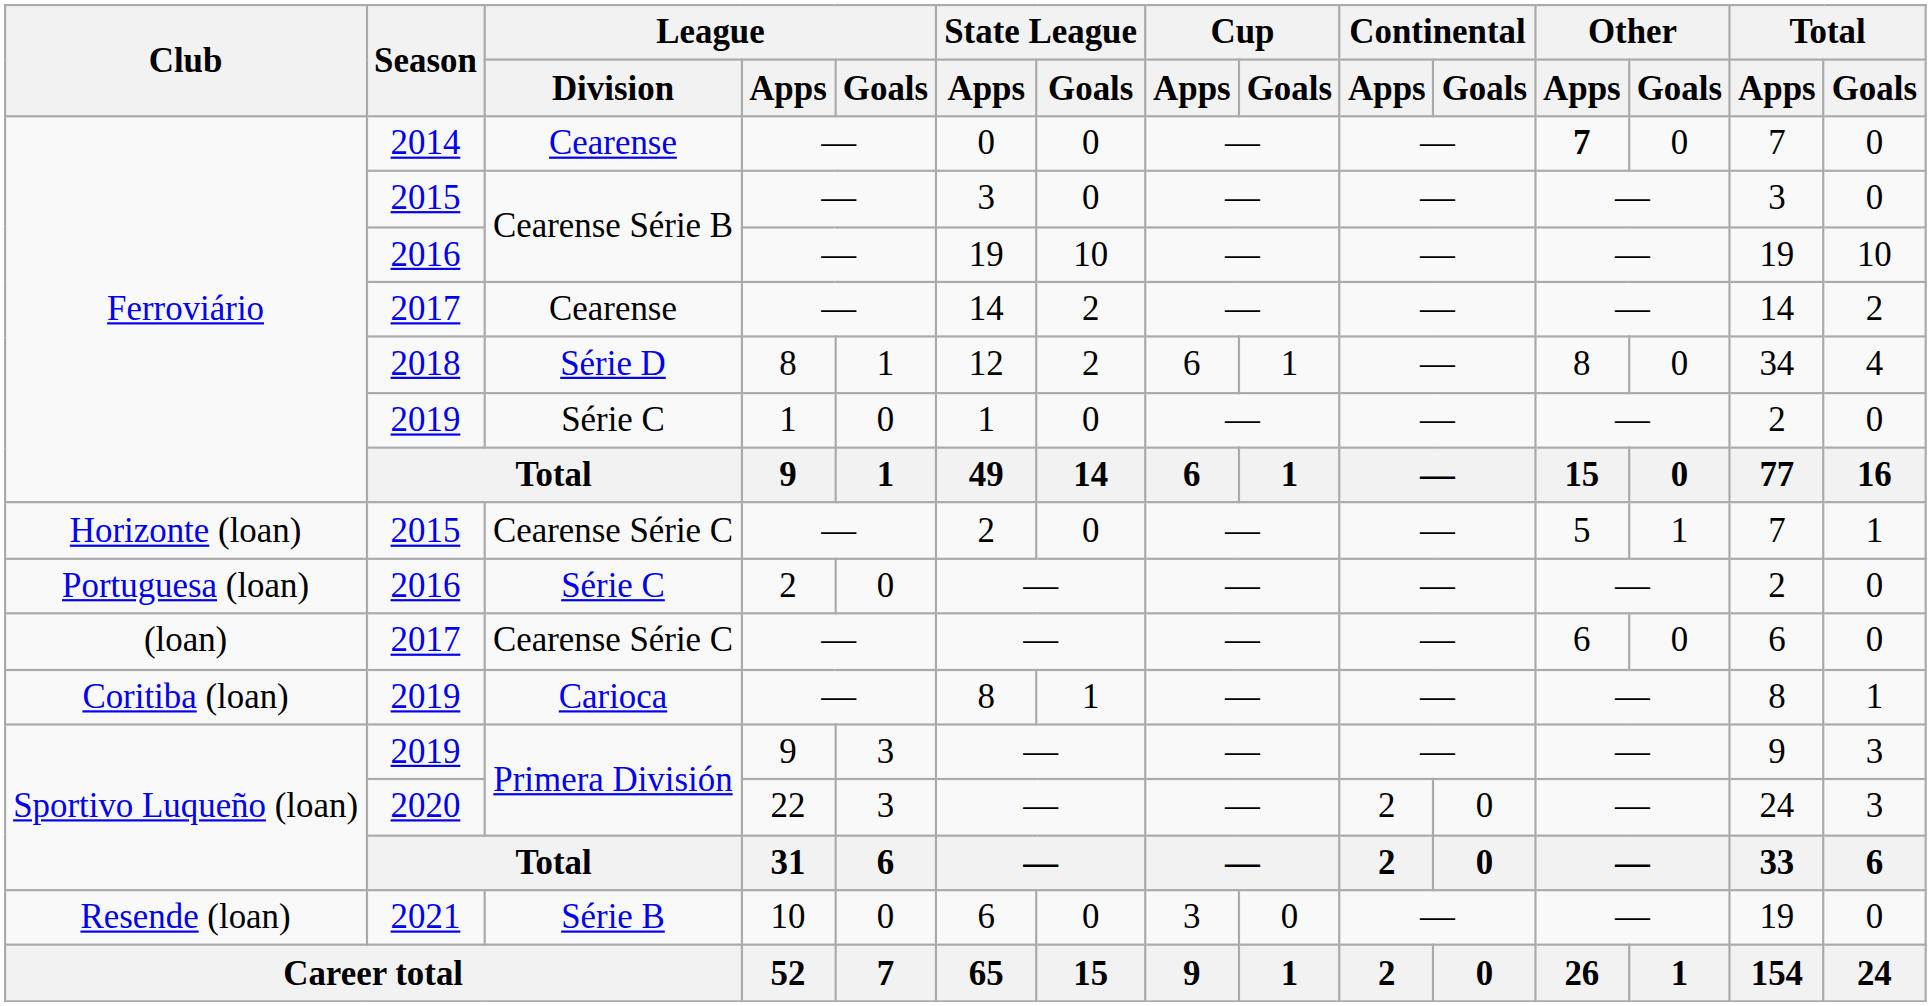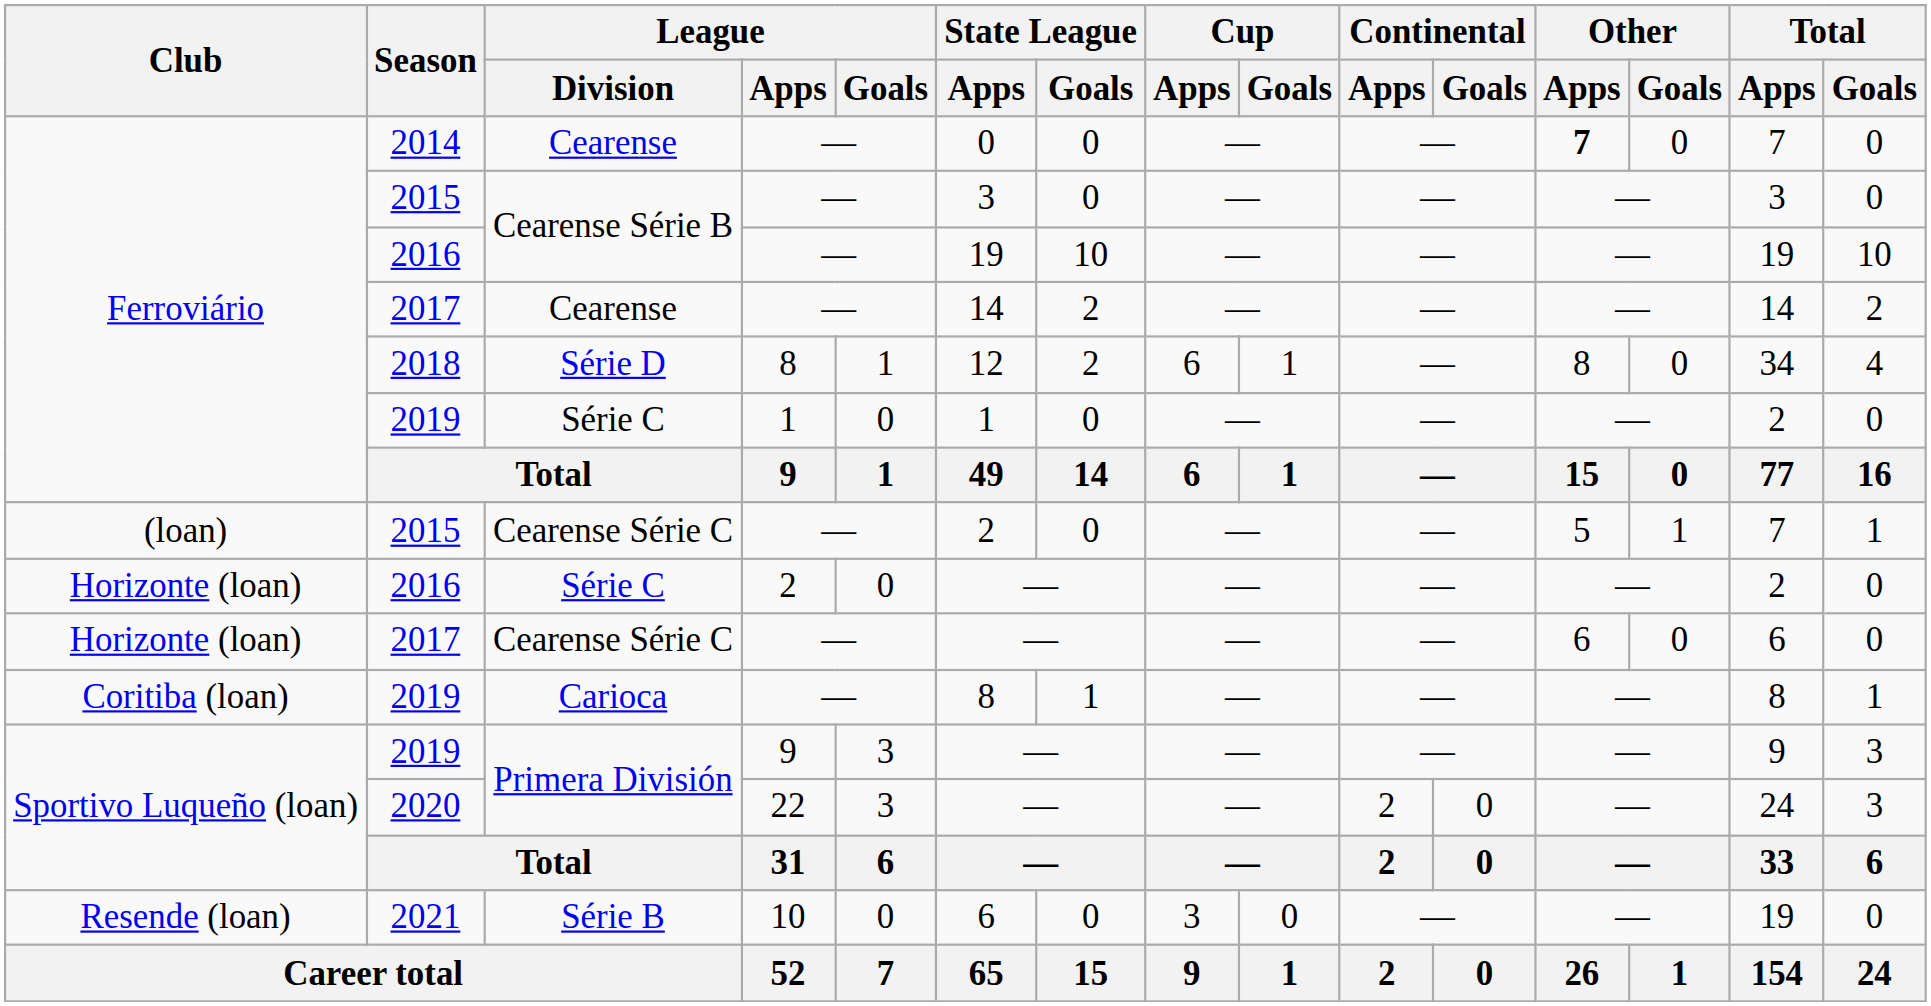(186, 530) Horizonte (loan) -> (186, 530) (loan)
(186, 585) Portuguesa (loan) -> (186, 585) Horizonte (loan)
(186, 640) (loan) -> (186, 640) Horizonte (loan)
